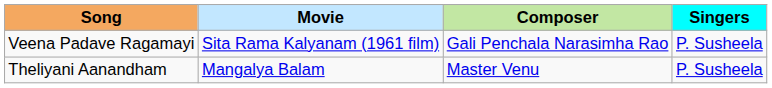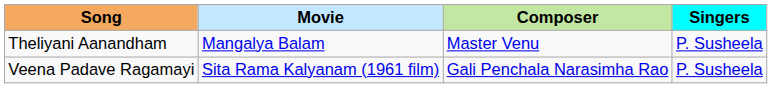rows swapped: (101, 43) <-> (88, 69)
